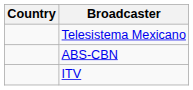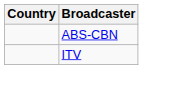- row: (124, 34)
